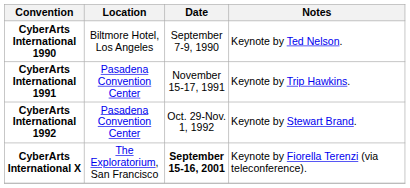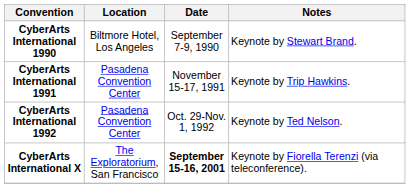(287, 41) Keynote by Ted Nelson. -> (294, 41) Keynote by Stewart Brand.
(294, 122) Keynote by Stewart Brand. -> (287, 122) Keynote by Ted Nelson.
